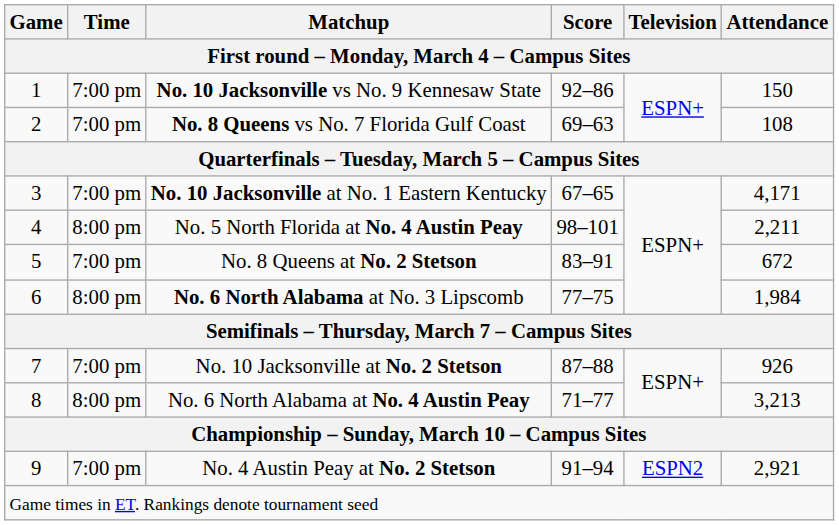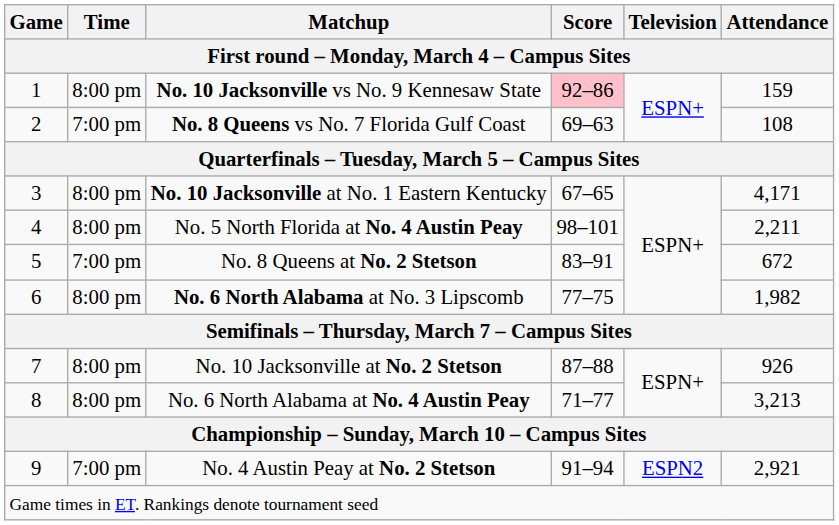(107, 90) 7:00 pm -> (107, 90) 8:00 pm
(588, 90) no background -> (588, 90) pink background
(777, 90) 150 -> (777, 90) 159
(107, 193) 7:00 pm -> (107, 193) 8:00 pm
(777, 296) 1,984 -> (777, 296) 1,982
(107, 365) 7:00 pm -> (107, 365) 8:00 pm
